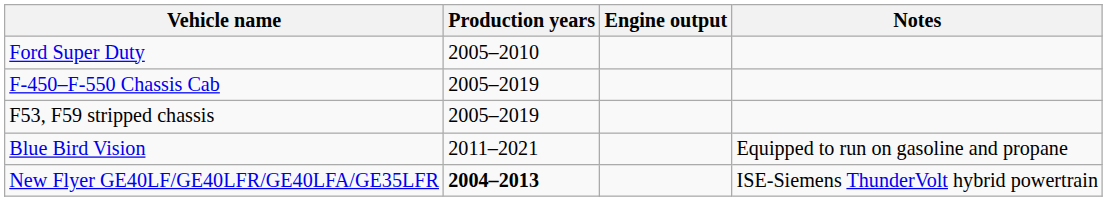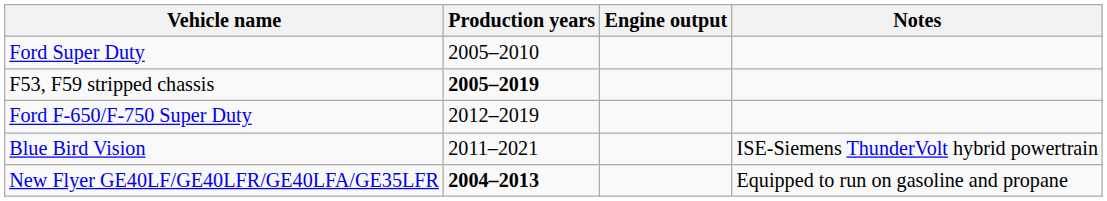- row: (115, 84)
(494, 116) normal -> (494, 84) bold
+ row: (131, 116)
(902, 148) Equipped to run on gasoline and propane -> (917, 148) ISE-Siemens ThunderVolt hybrid powertrain
(917, 180) ISE-Siemens ThunderVolt hybrid powertrain -> (902, 180) Equipped to run on gasoline and propane
